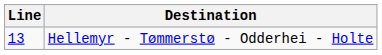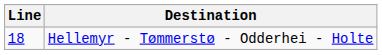(16, 39) 13 -> (16, 39) 18
